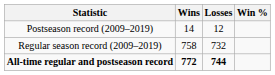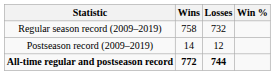rows swapped: (90, 46) <-> (90, 29)
